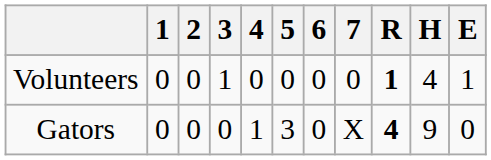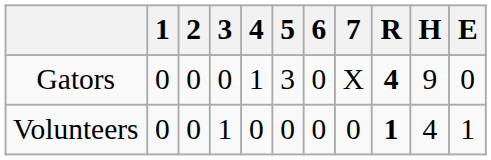rows swapped: (76, 79) <-> (76, 129)
